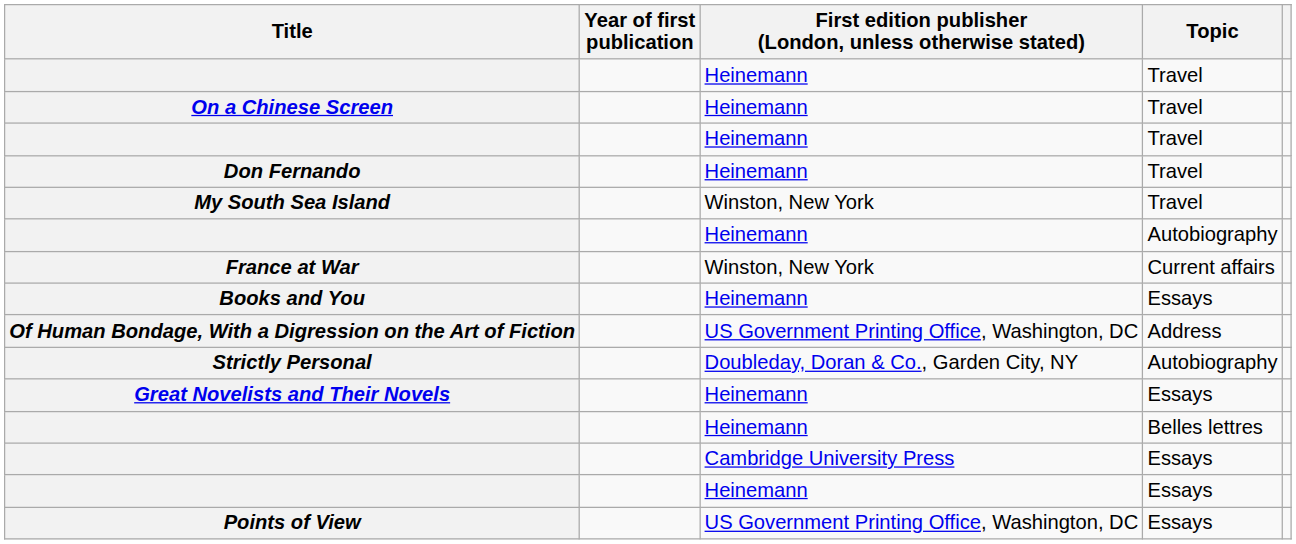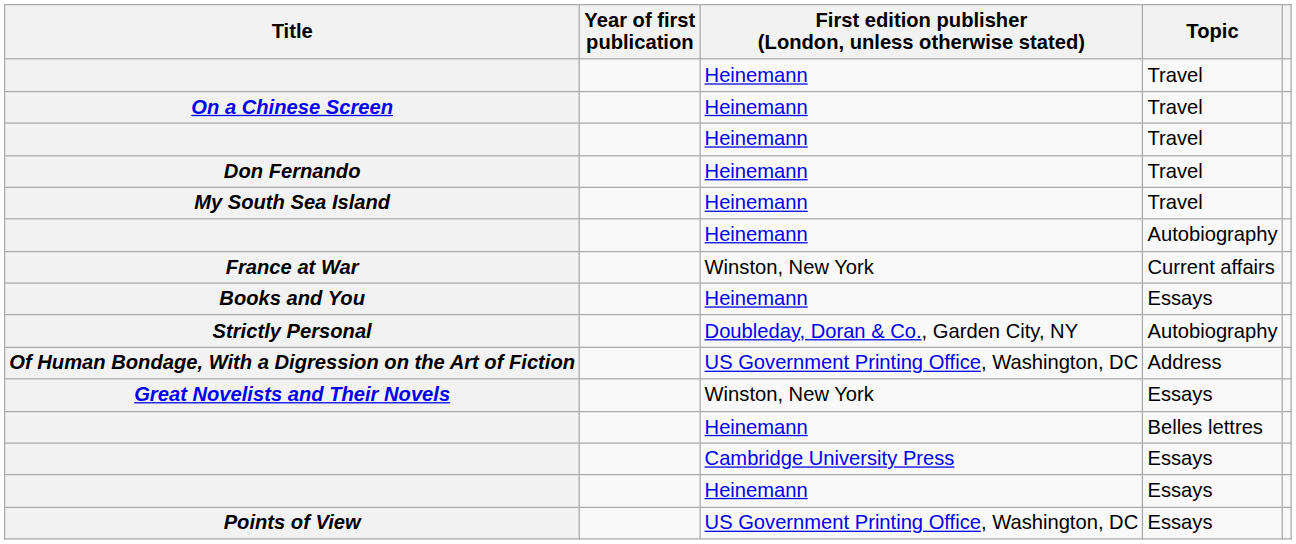(789, 203) Winston, New York -> (756, 203) Heinemann
rows swapped: (292, 362) <-> (292, 330)
(756, 394) Heinemann -> (789, 394) Winston, New York
